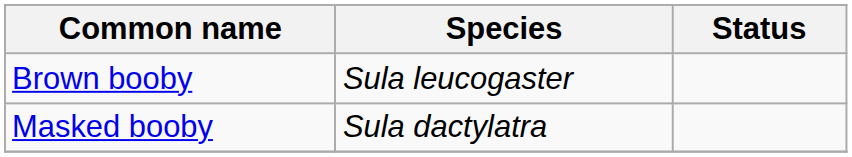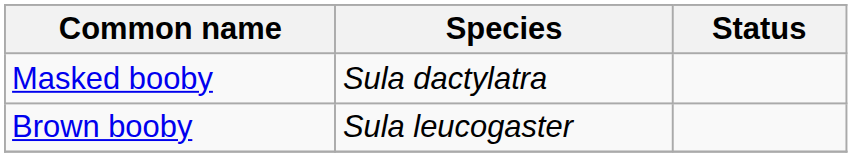rows swapped: (113, 126) <-> (102, 77)
